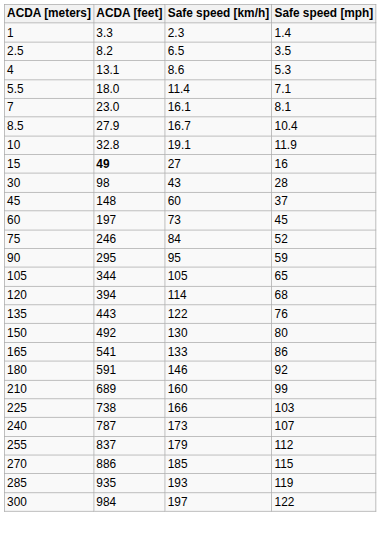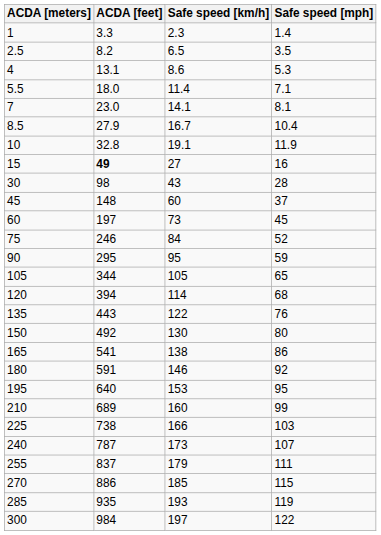(179, 107) 16.1 -> (179, 107) 14.1
(178, 351) 133 -> (178, 351) 138
+ row: (17, 389)
(284, 445) 112 -> (284, 464) 111
